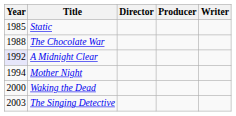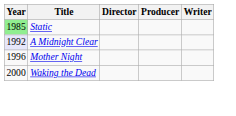(16, 27) no background -> (16, 27) lightgreen background
- row: (67, 42)
(16, 73) 1994 -> (16, 57) 1996
- row: (73, 103)
